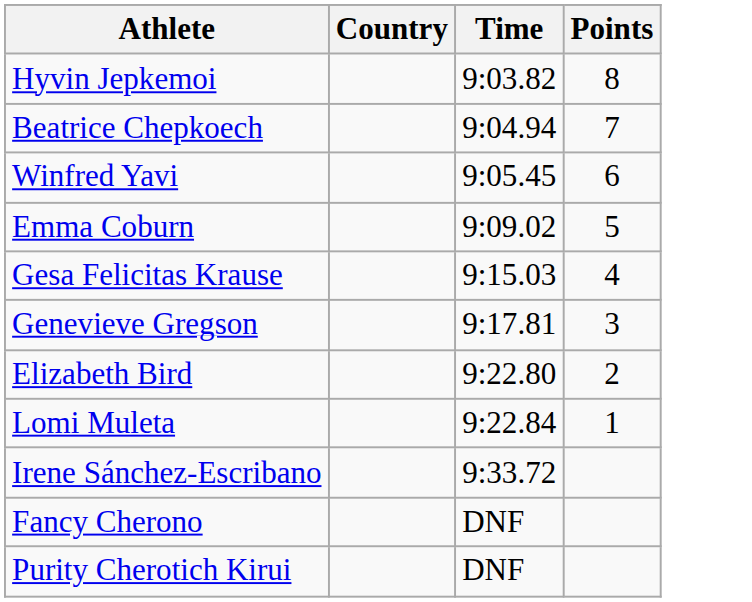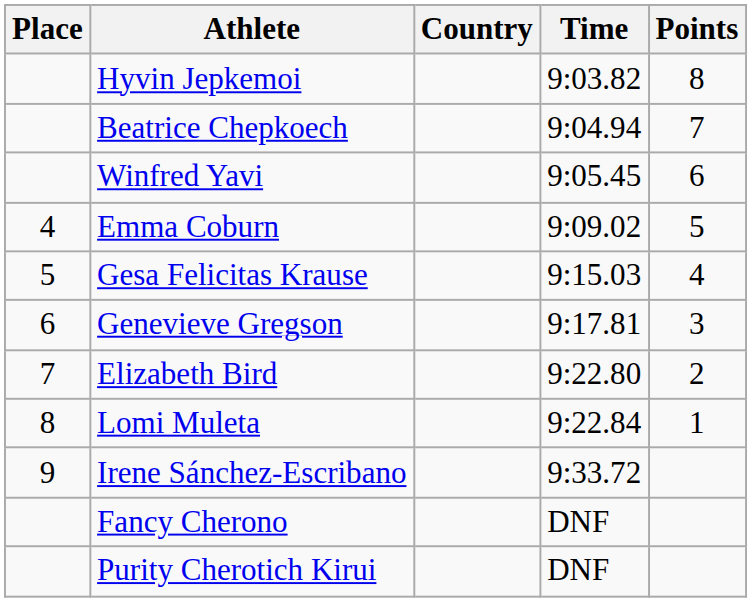+ column: (47, 29)
